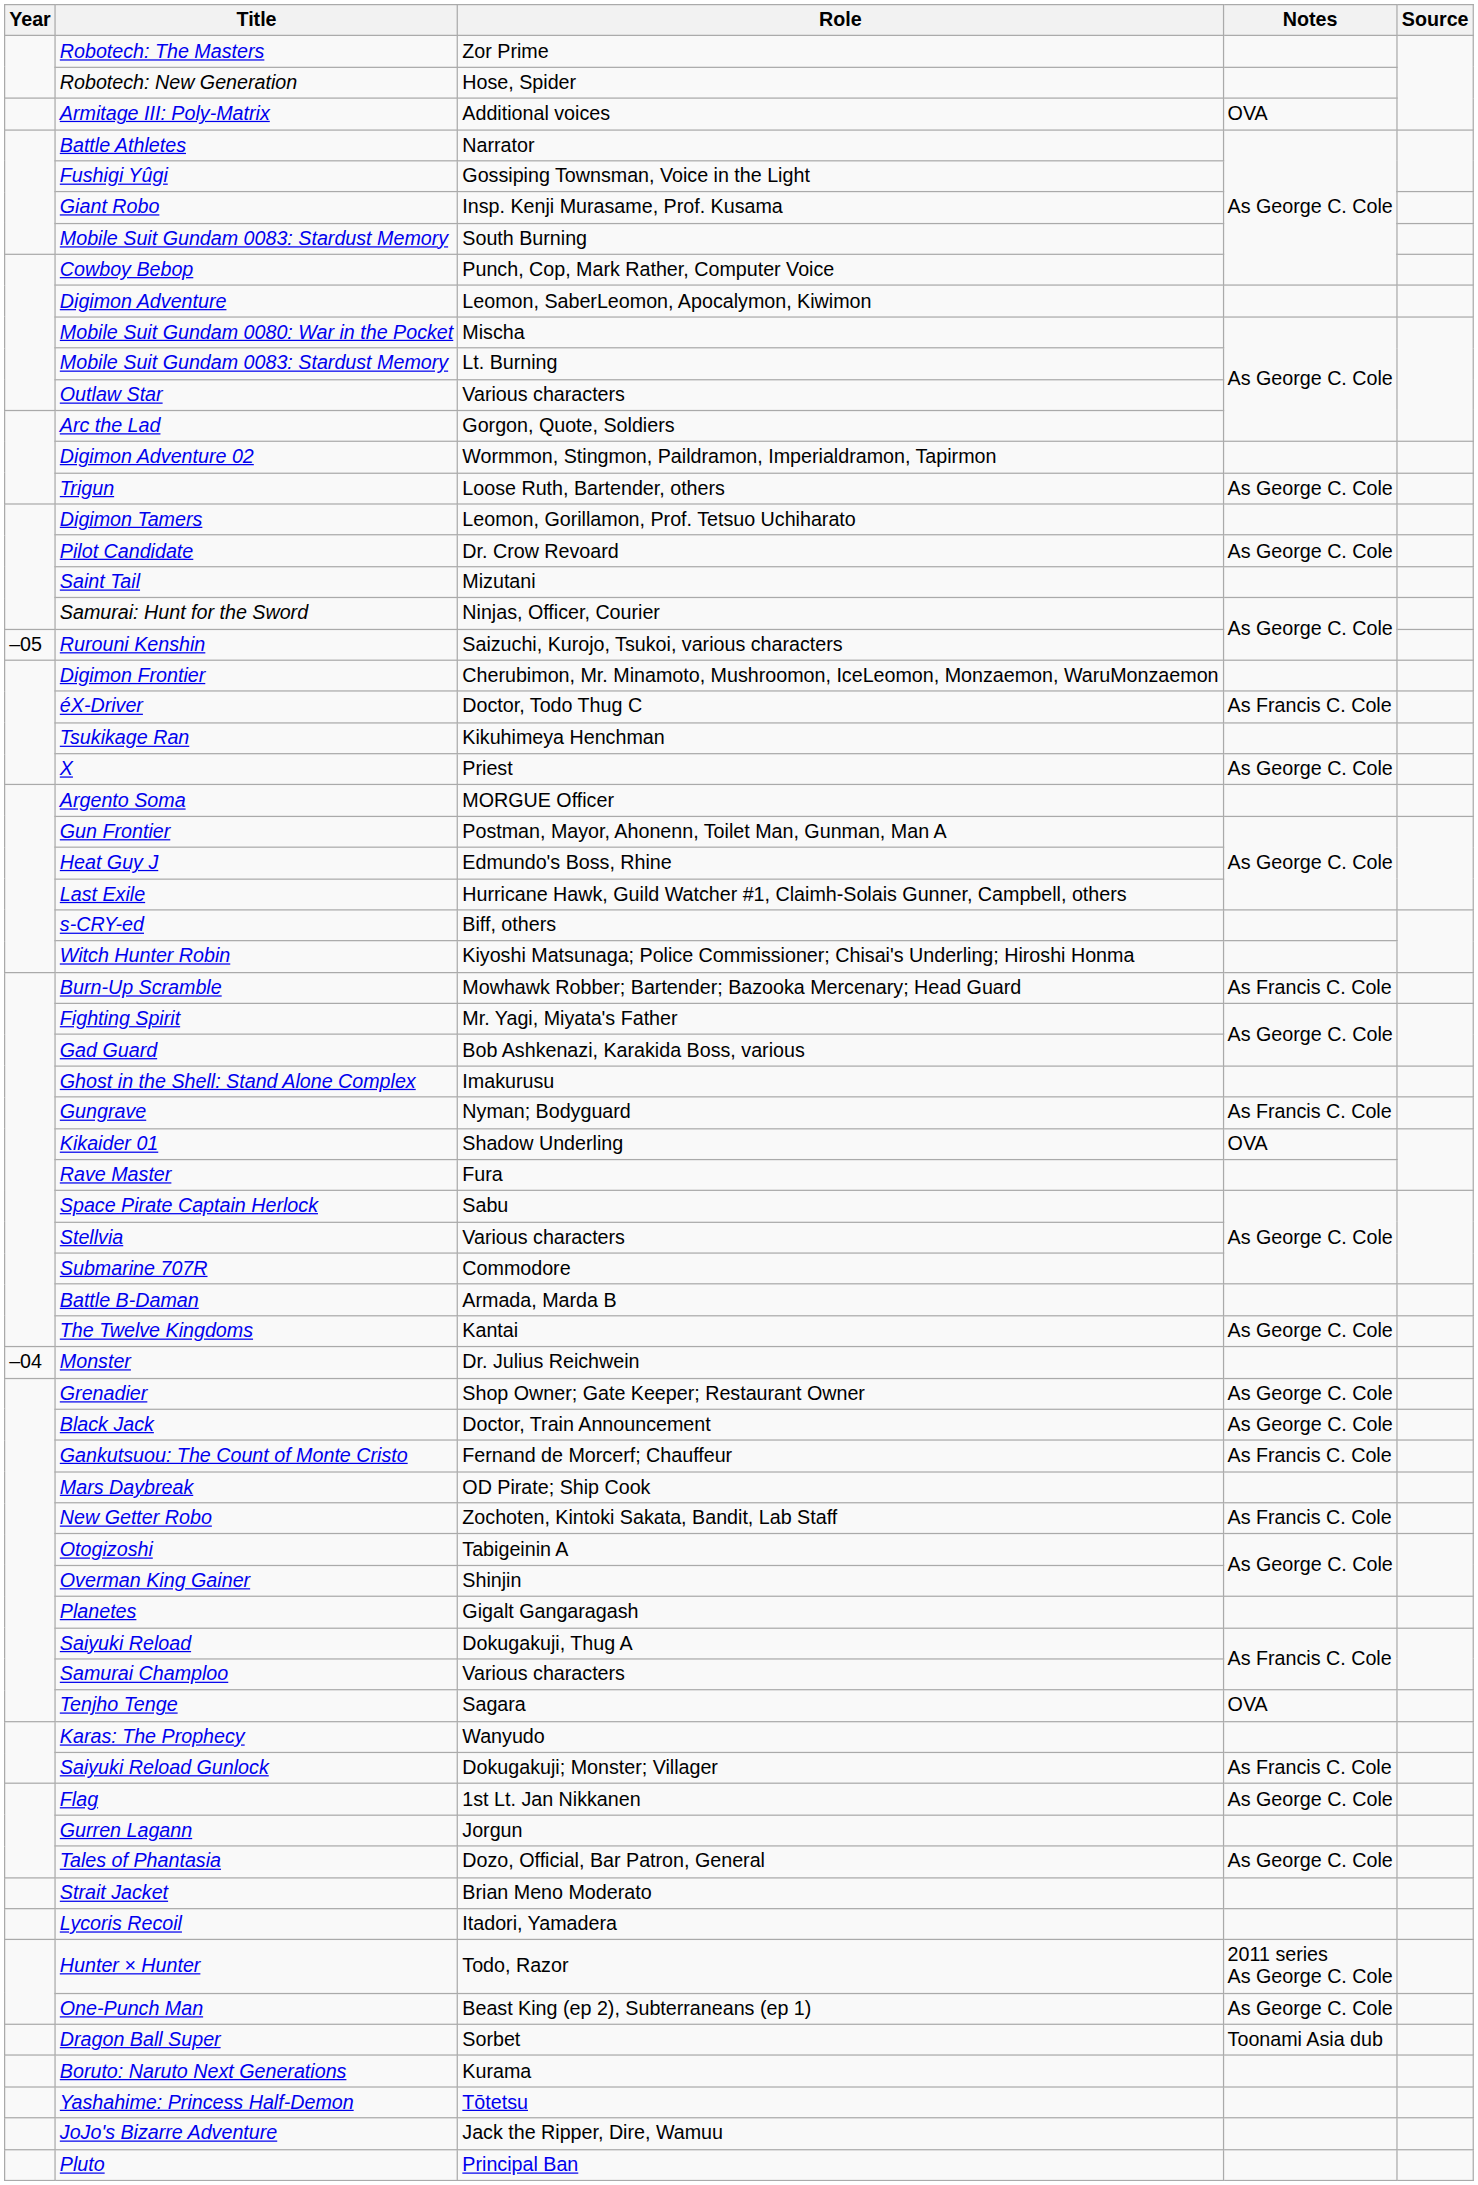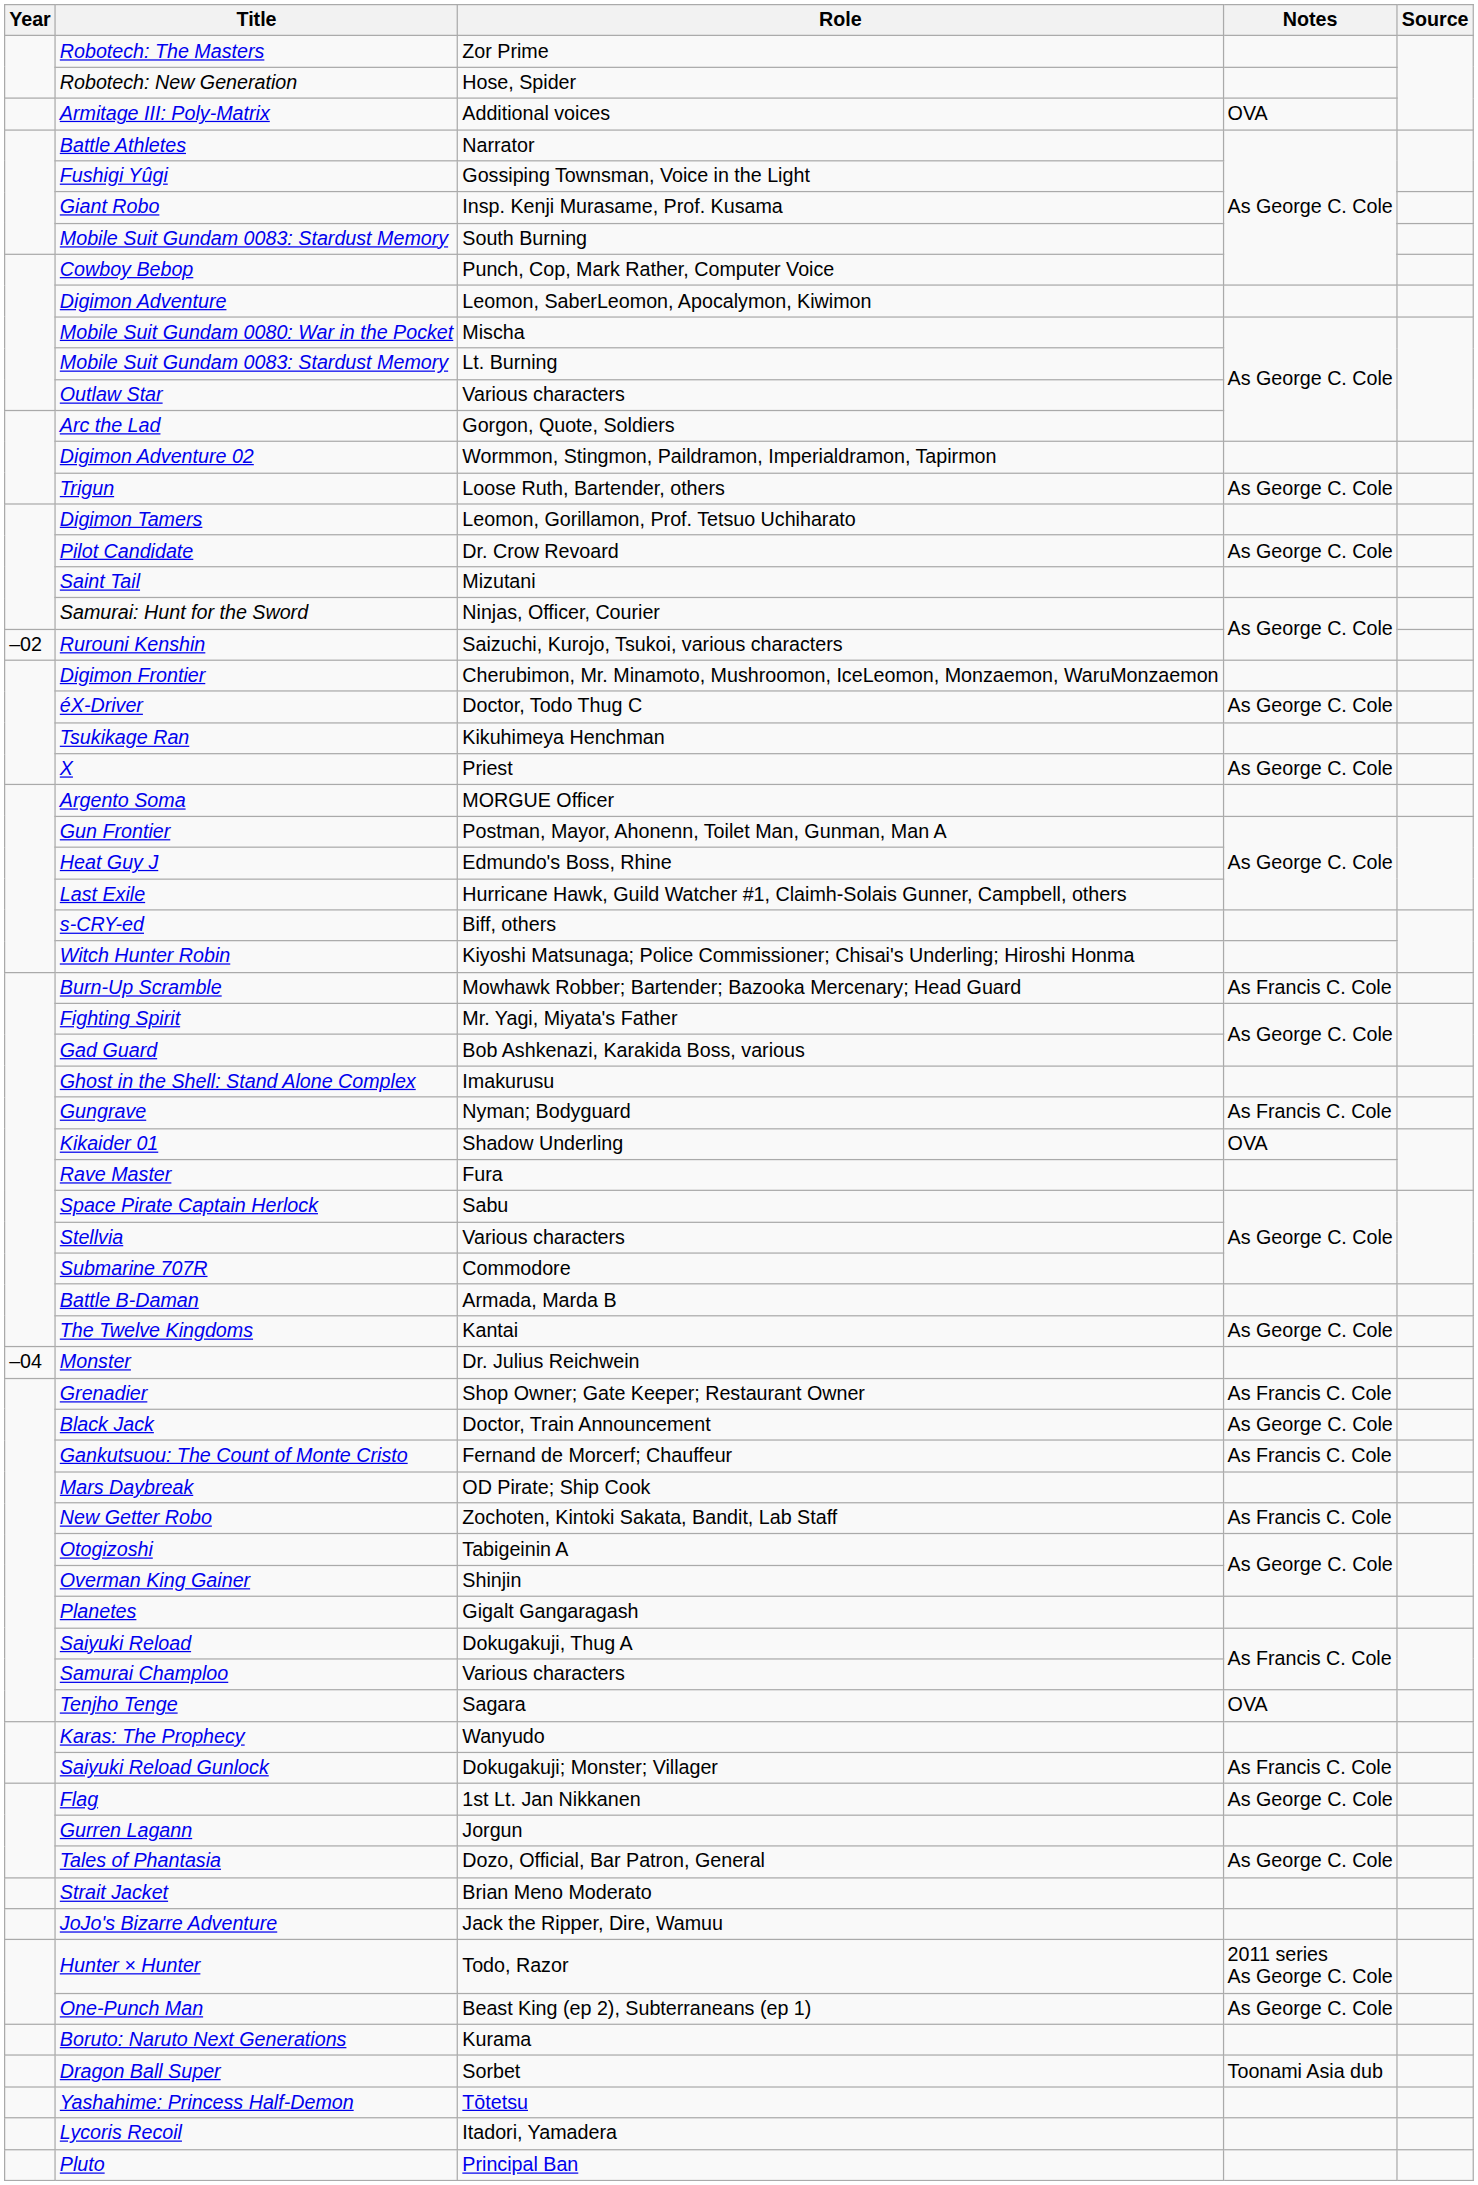(26, 644) –05 -> (26, 644) –02
(1310, 706) As Francis C. Cole -> (1310, 706) As George C. Cole
(1310, 1393) As George C. Cole -> (1310, 1393) As Francis C. Cole
rows swapped: (169, 2133) <-> (121, 1923)
rows swapped: (140, 2039) <-> (203, 2070)
